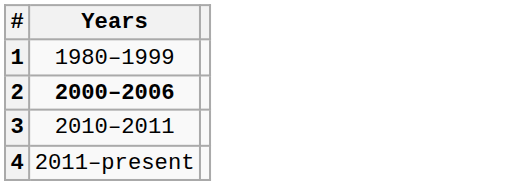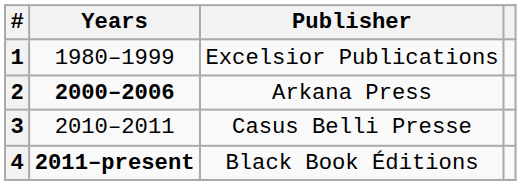+ column: (352, 23)
(115, 163) normal -> (115, 163) bold
